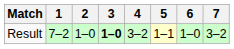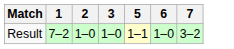- column: (137, 14)
(111, 33) bold -> (111, 33) normal
